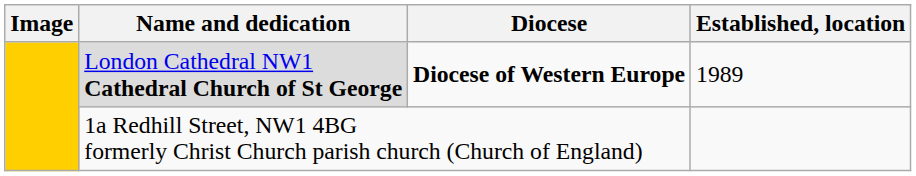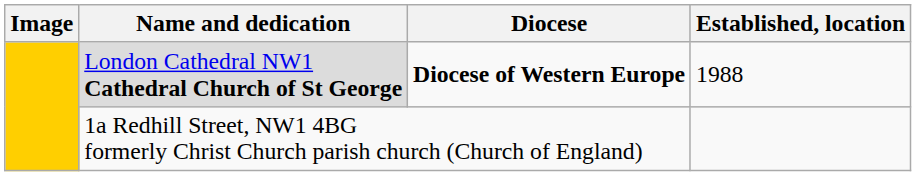(720, 74) 1989 -> (720, 74) 1988
